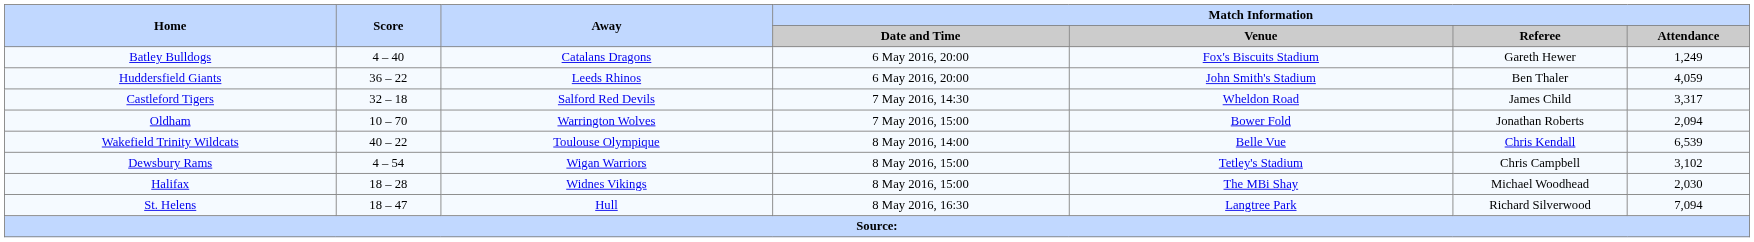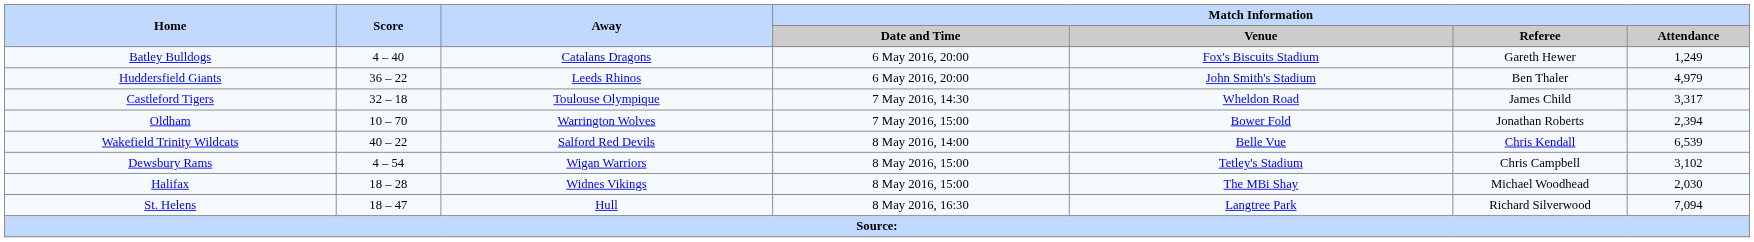(1688, 78) 4,059 -> (1688, 78) 4,979
(606, 99) Salford Red Devils -> (606, 99) Toulouse Olympique
(1688, 120) 2,094 -> (1688, 120) 2,394
(606, 141) Toulouse Olympique -> (606, 141) Salford Red Devils
